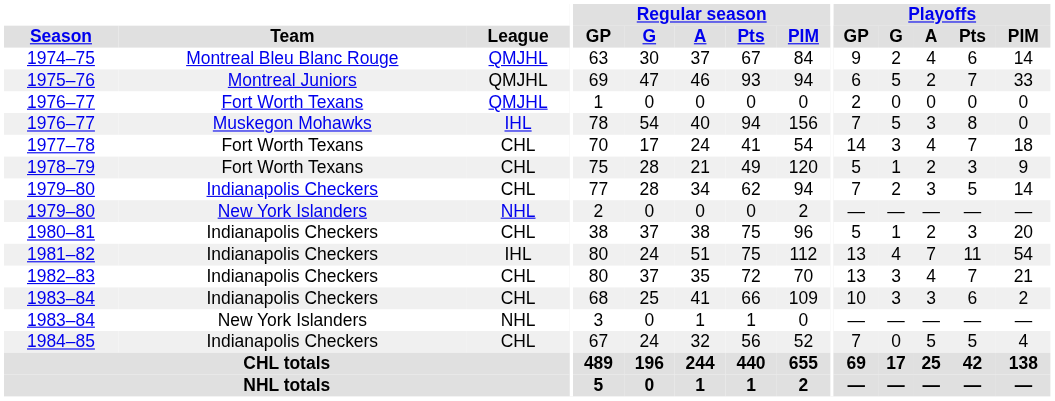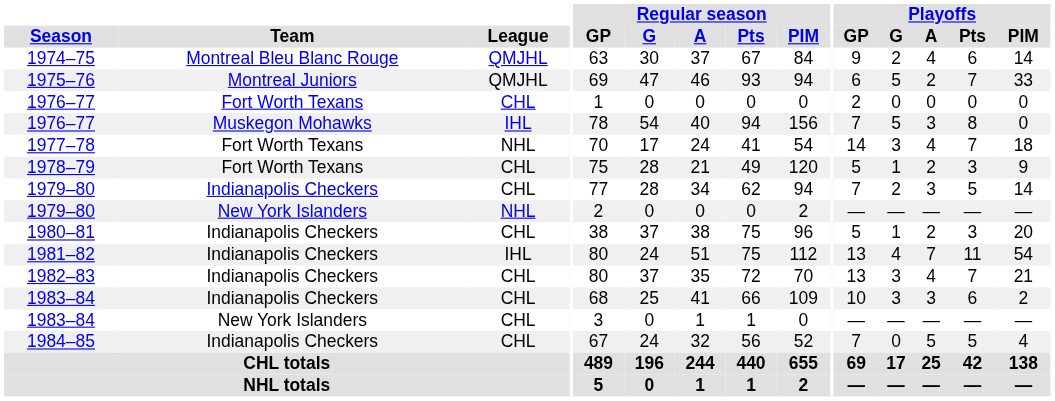(518, 102) QMJHL -> (518, 102) CHL
(518, 145) CHL -> (518, 145) NHL
(518, 320) NHL -> (518, 320) CHL
